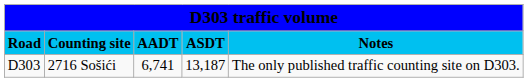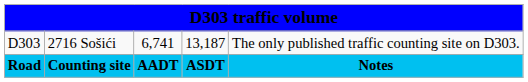rows swapped: (24, 42) <-> (24, 65)
